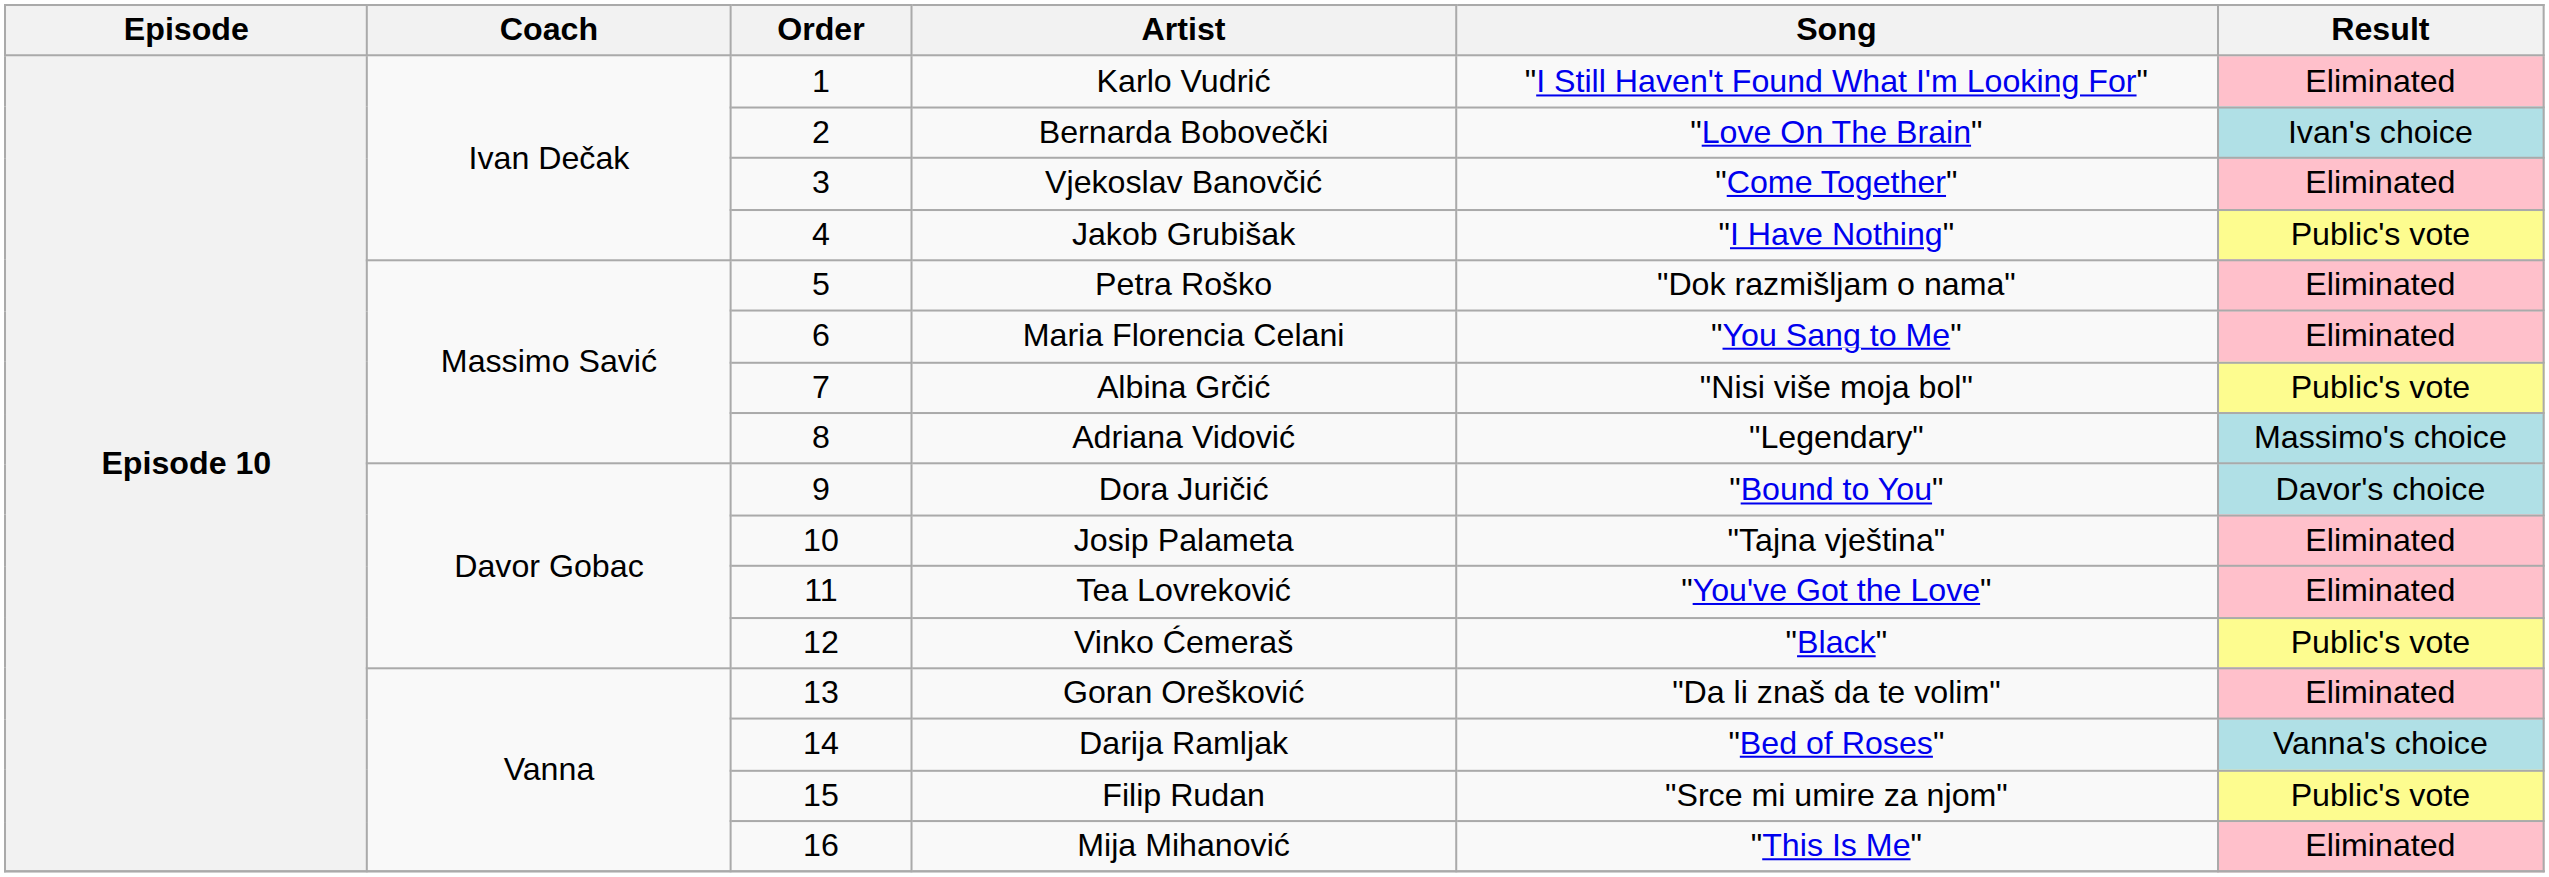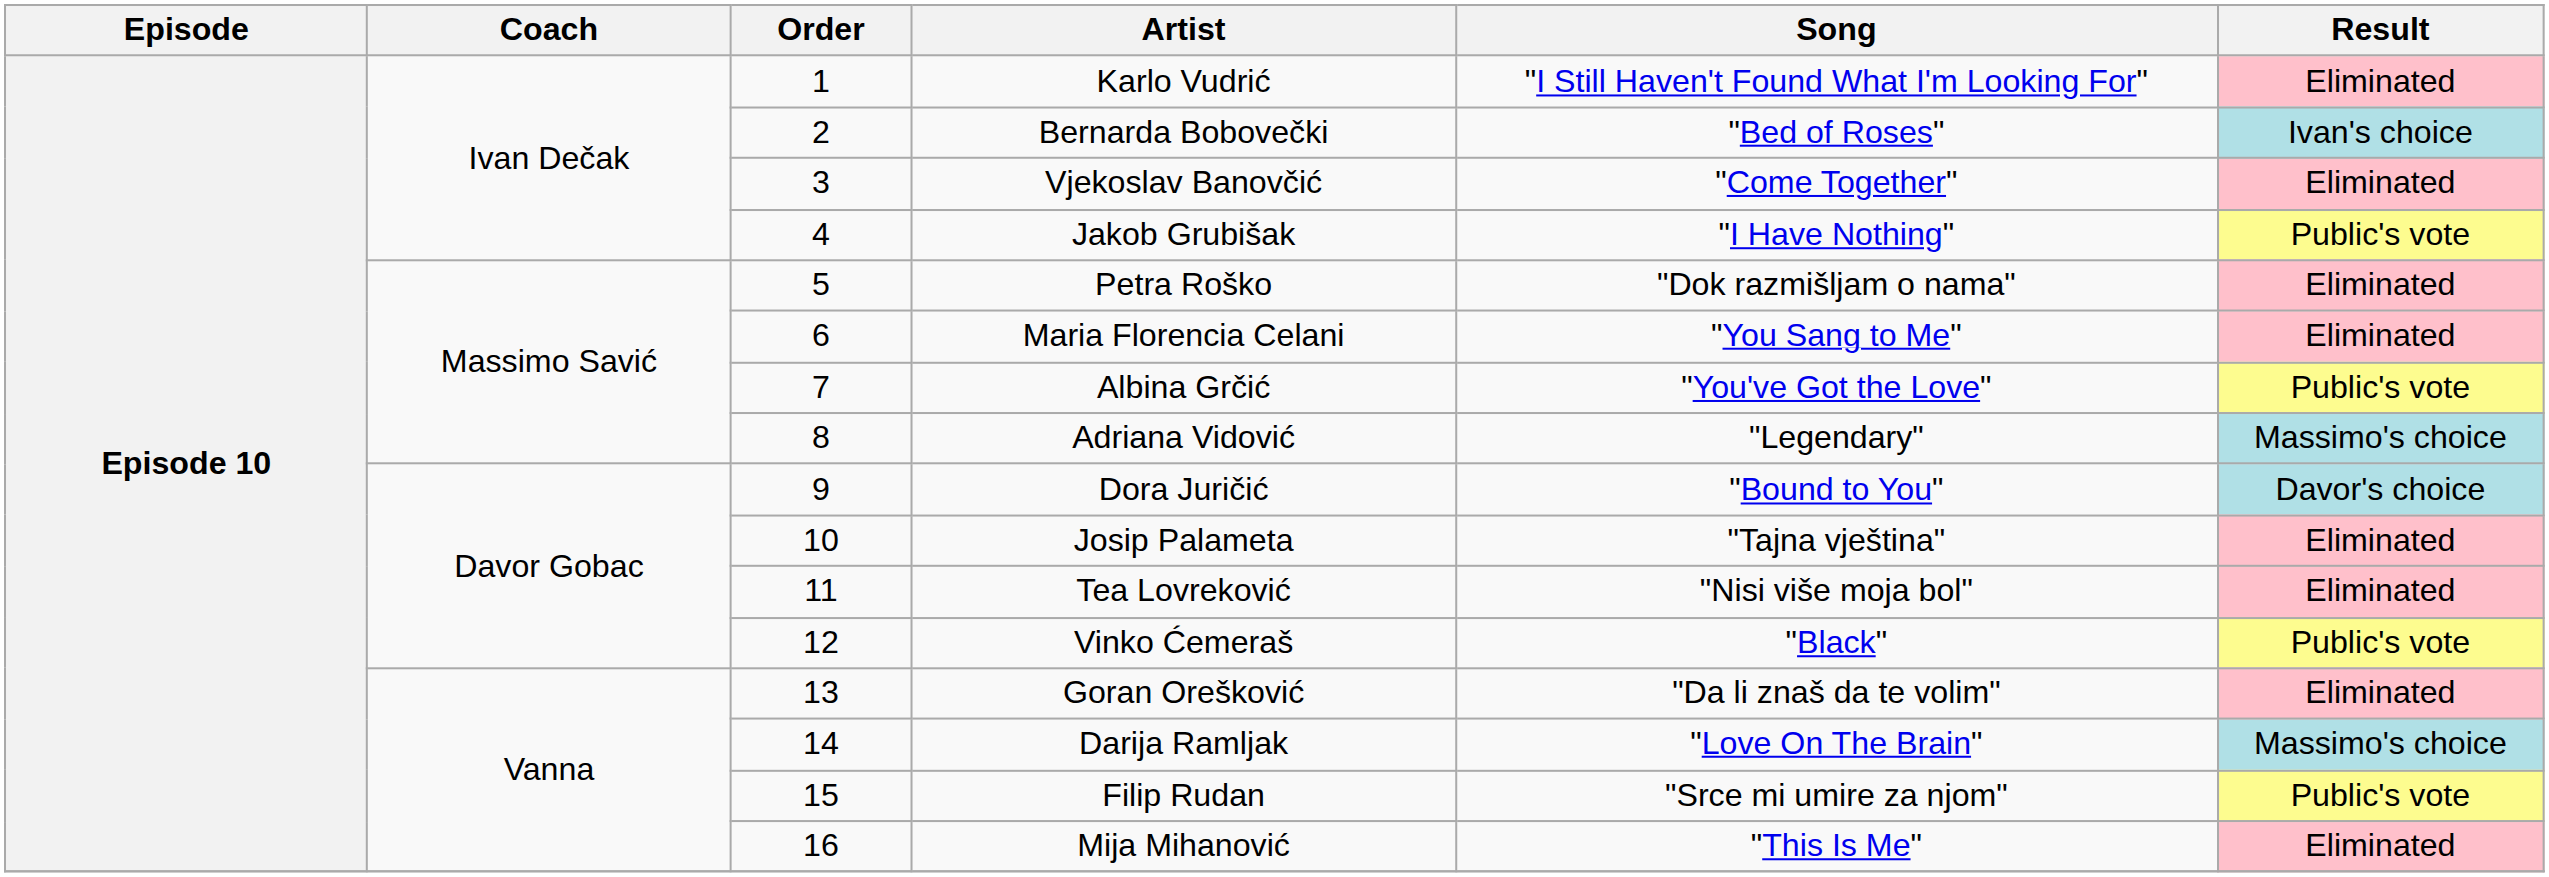(1836, 132) "Love On The Brain" -> (1836, 132) "Bed of Roses"
(1836, 387) "Nisi više moja bol" -> (1836, 387) "You've Got the Love"
(1836, 591) "You've Got the Love" -> (1836, 591) "Nisi više moja bol"
(1836, 744) "Bed of Roses" -> (1836, 744) "Love On The Brain"
(2380, 744) Vanna's choice -> (2380, 744) Massimo's choice
